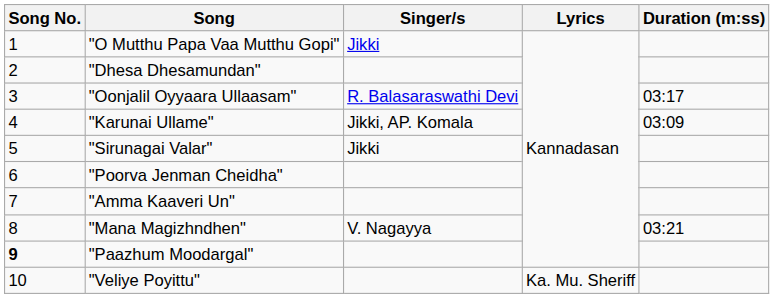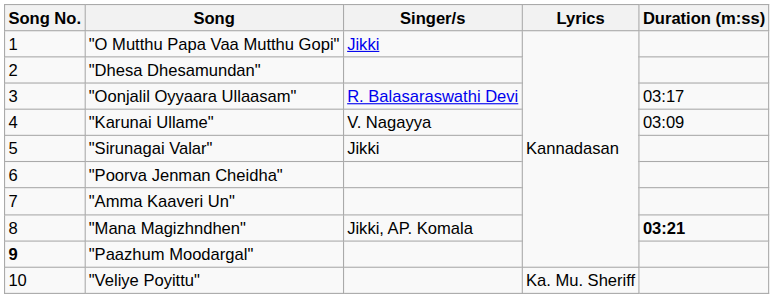(410, 123) Jikki, AP. Komala -> (389, 123) V. Nagayya
(389, 228) V. Nagayya -> (410, 228) Jikki, AP. Komala
(664, 228) normal -> (664, 228) bold
